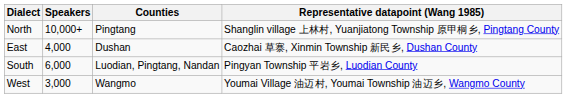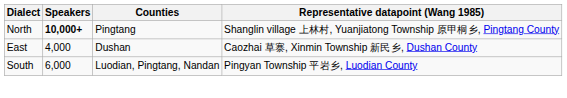(64, 29) normal -> (64, 29) bold
- row: (18, 84)
